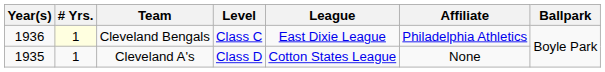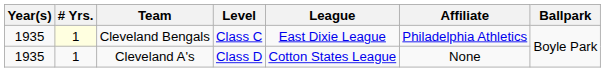(30, 36) 1936 -> (30, 36) 1935
